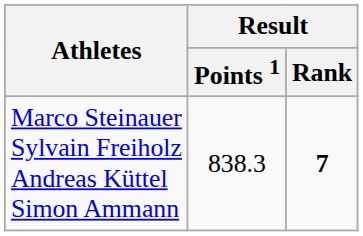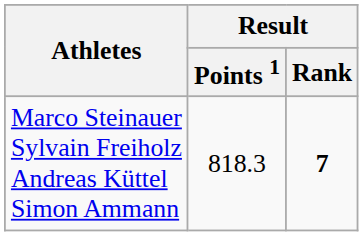(237, 163) 838.3 -> (237, 163) 818.3
